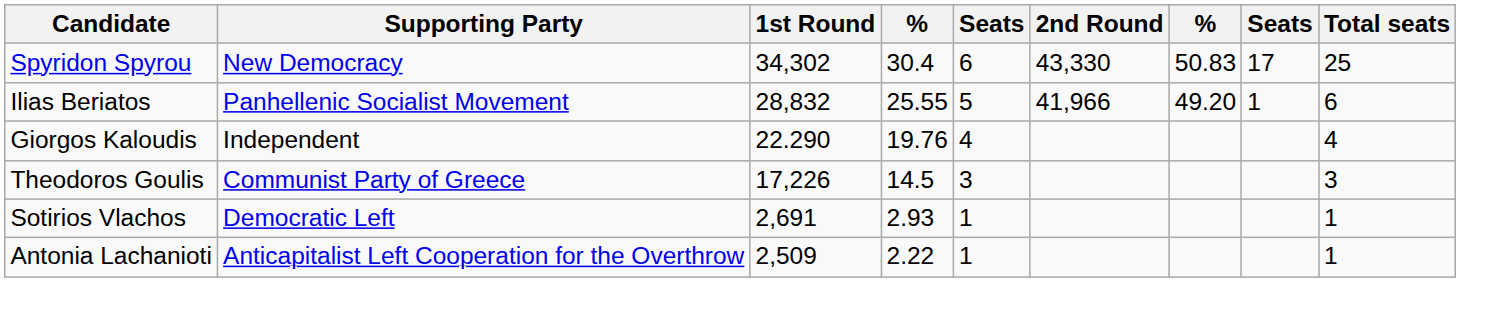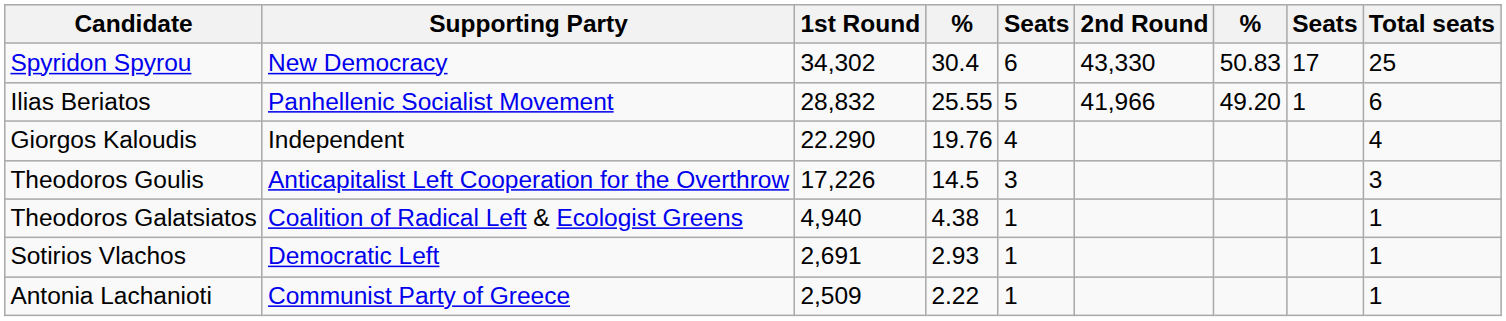(374, 179) Communist Party of Greece -> (529, 179) Anticapitalist Left Cooperation for the Overthrow
+ row: (134, 218)
(484, 256) Anticapitalist Left Cooperation for the Overthrow -> (419, 295) Communist Party of Greece
